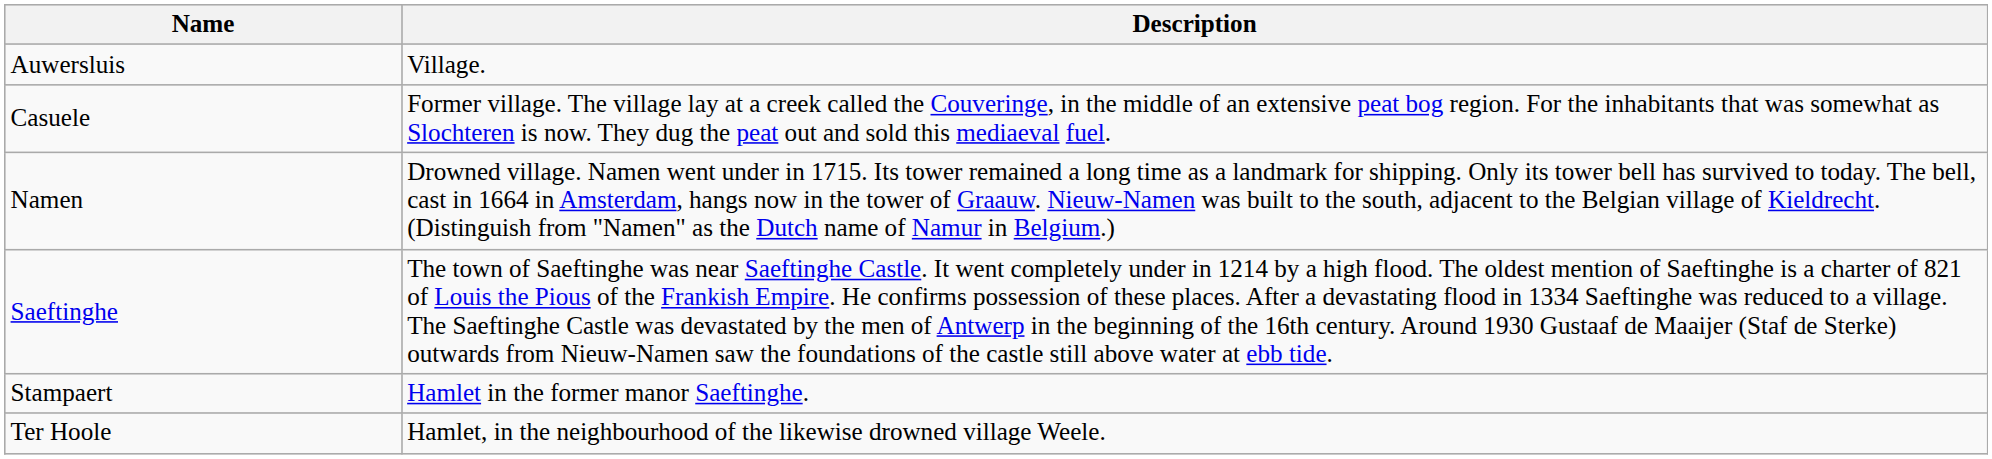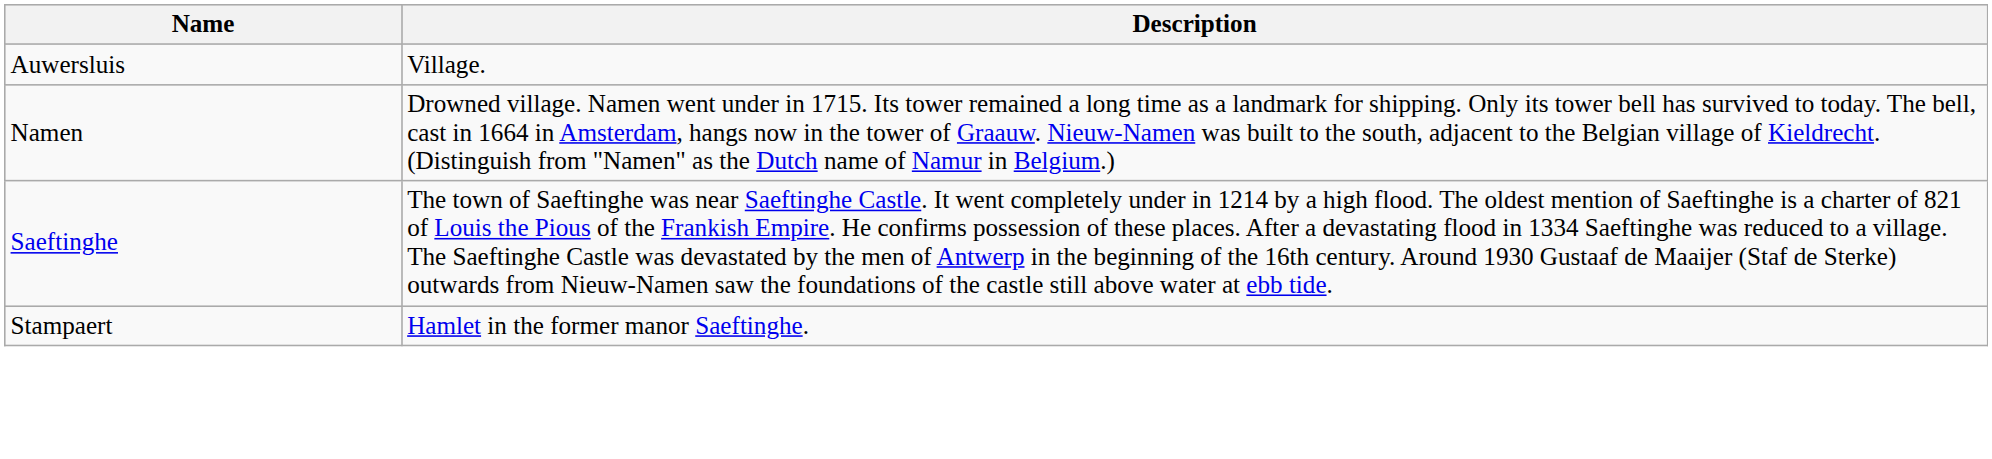- row: (50, 118)
- row: (61, 433)
